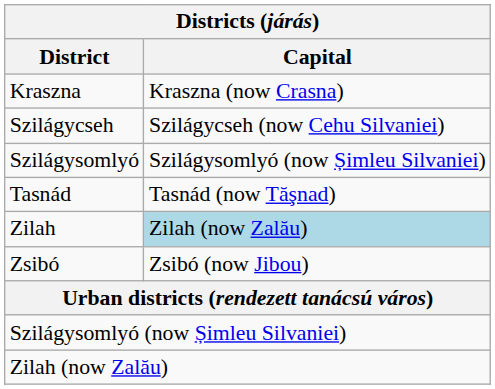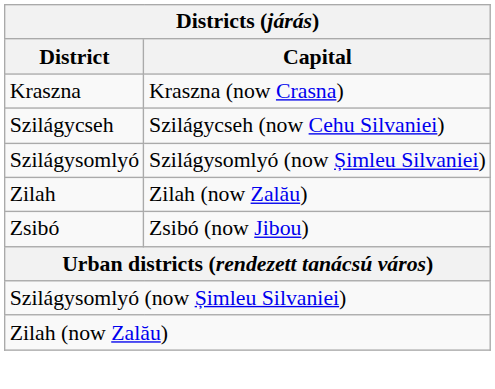- row: (40, 194)
(228, 228) lightblue background -> (228, 194) no background
